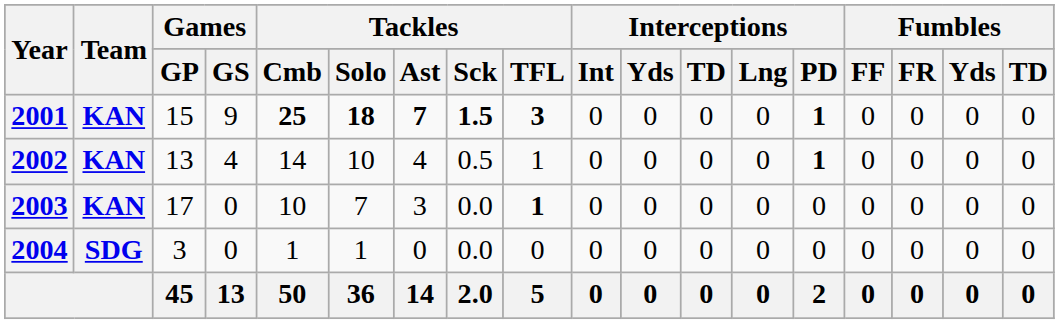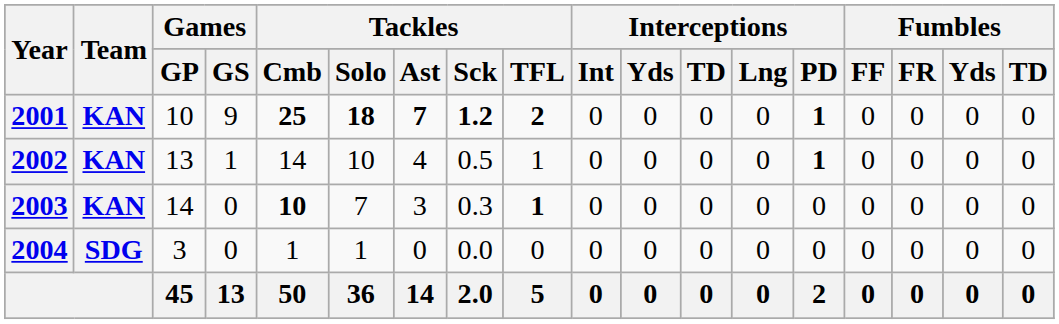(179, 116) 15 -> (179, 116) 10
(475, 116) 1.5 -> (475, 116) 1.2
(537, 116) 3 -> (537, 116) 2
(231, 160) 4 -> (231, 160) 1
(179, 205) 17 -> (179, 205) 14
(292, 205) normal -> (292, 205) bold
(475, 205) 0.0 -> (475, 205) 0.3
